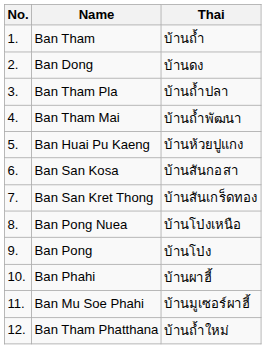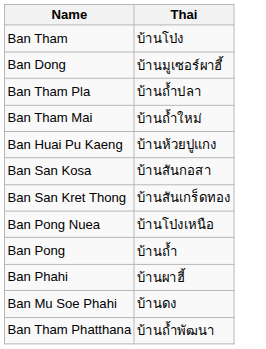- column: (18, 14)
(185, 38) บ้านถ้ำ -> (161, 38) บ้านโป่ง
(184, 65) บ้านดง -> (180, 65) บ้านมูเซอร์ผาฮี้
(203, 118) บ้านถ้ำพัฒนา -> (170, 118) บ้านถ้ำใหม่
(188, 251) บ้านโป่ง -> (157, 251) บ้านถ้ำ
(207, 304) บ้านมูเซอร์ผาฮี้ -> (157, 304) บ้านดง
(197, 331) บ้านถ้ำใหม่ -> (176, 331) บ้านถ้ำพัฒนา
